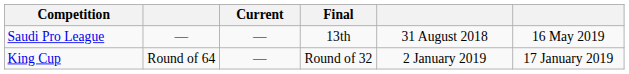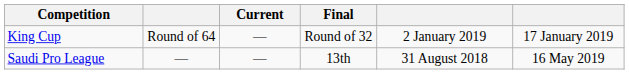rows swapped: (56, 36) <-> (34, 58)
